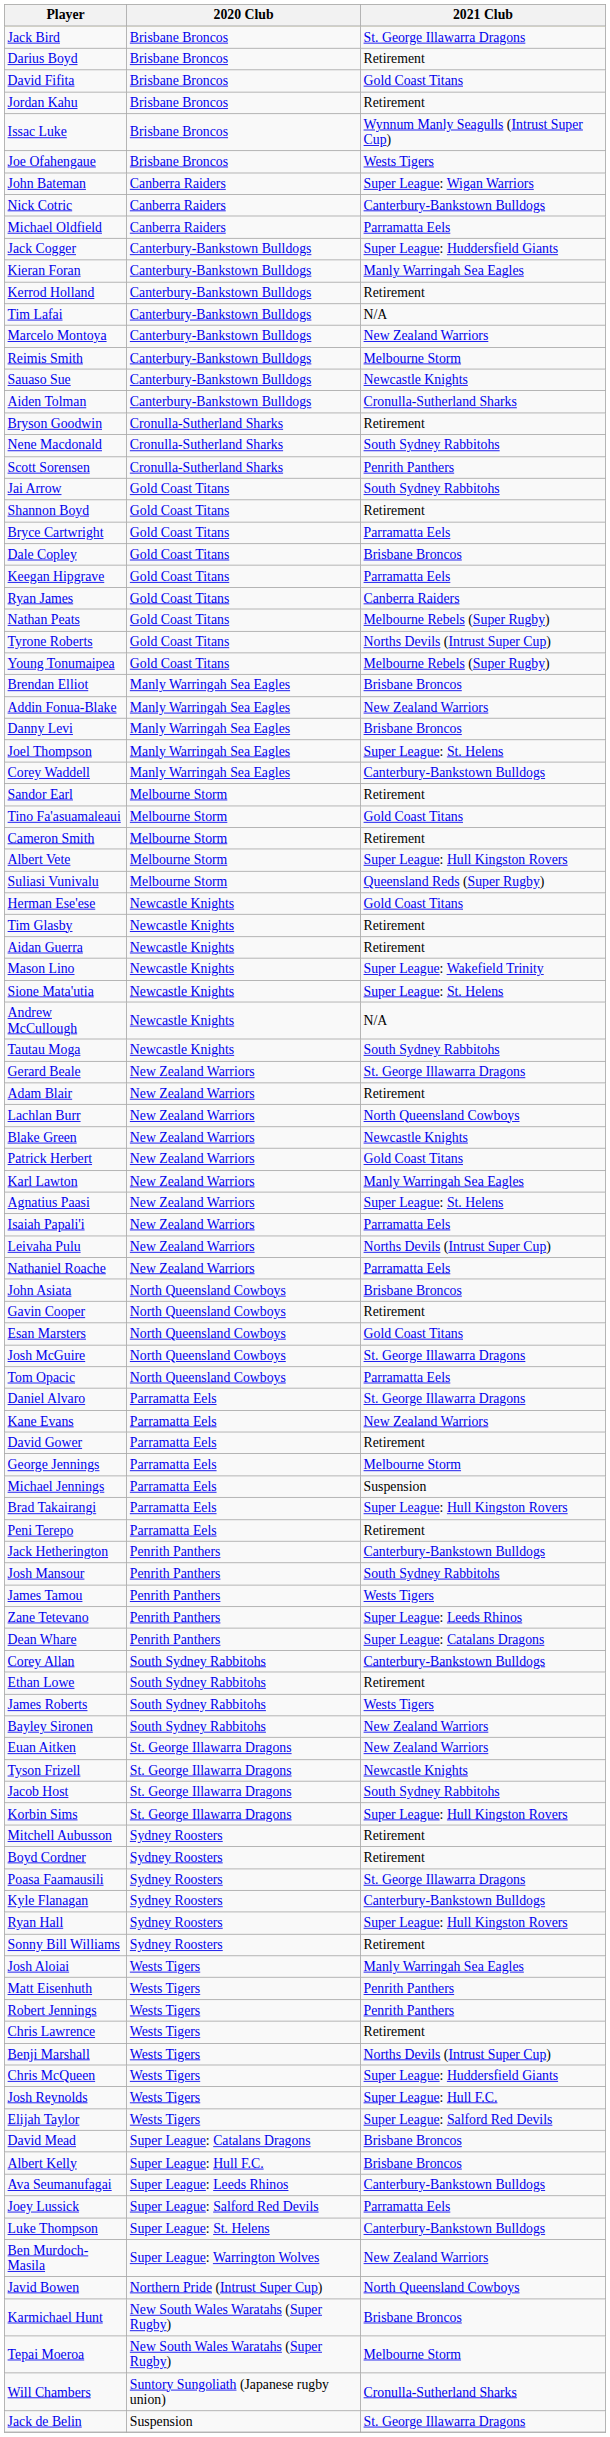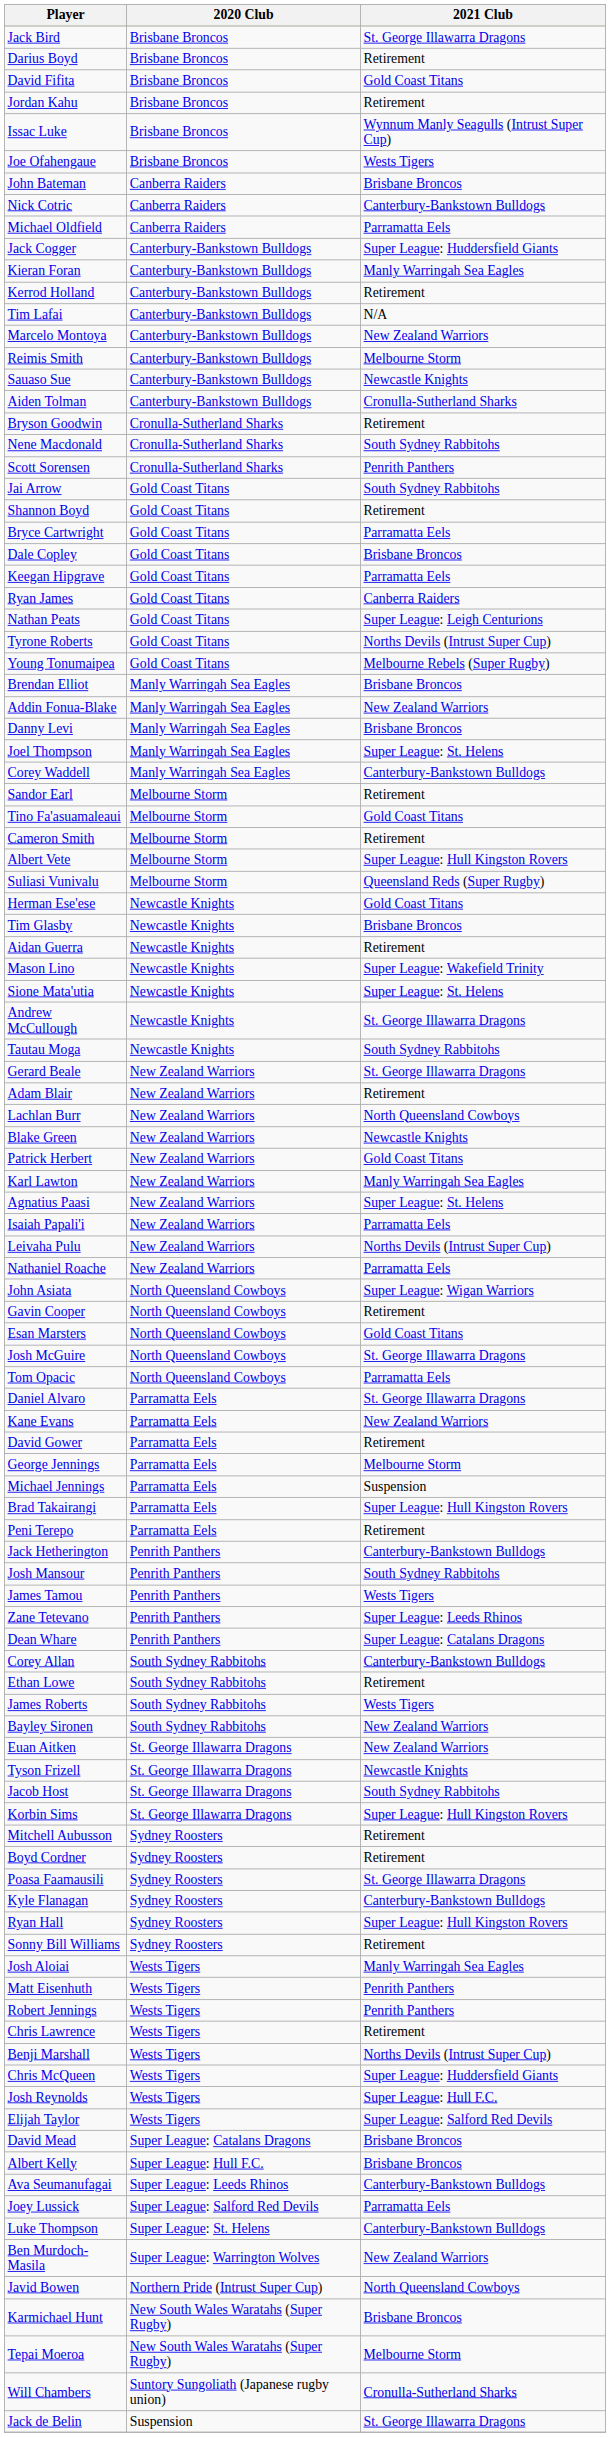(449, 183) Super League: Wigan Warriors -> (413, 183) Brisbane Broncos
(457, 620) Melbourne Rebels (Super Rugby) -> (453, 620) Super League: Leigh Centurions
(394, 925) Retirement -> (413, 925) Brisbane Broncos
(375, 1020) N/A -> (444, 1020) St. George Illawarra Dragons
(413, 1290) Brisbane Broncos -> (449, 1290) Super League: Wigan Warriors
